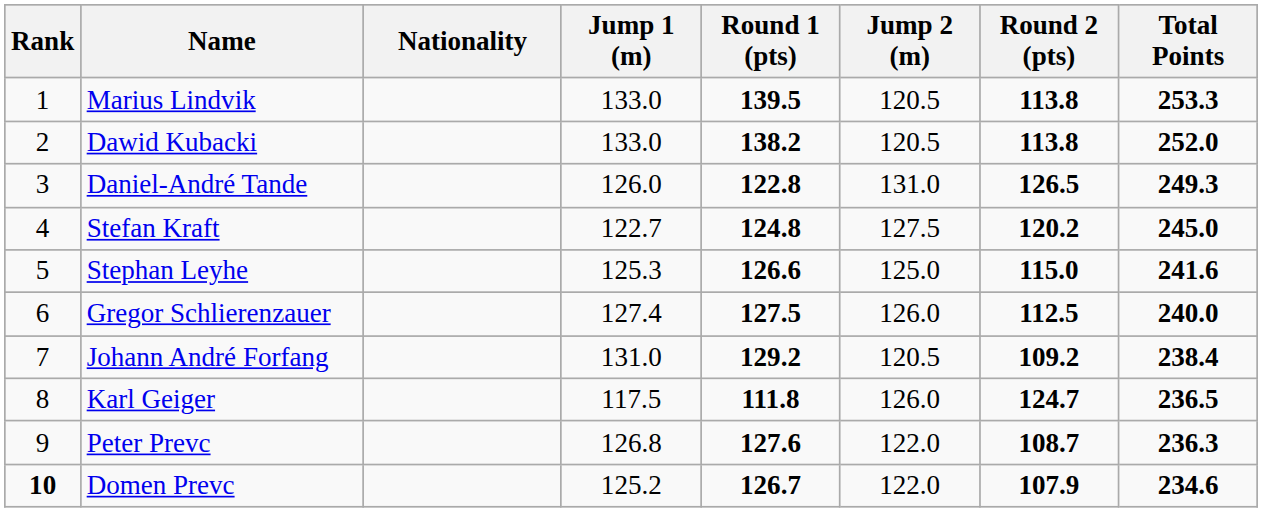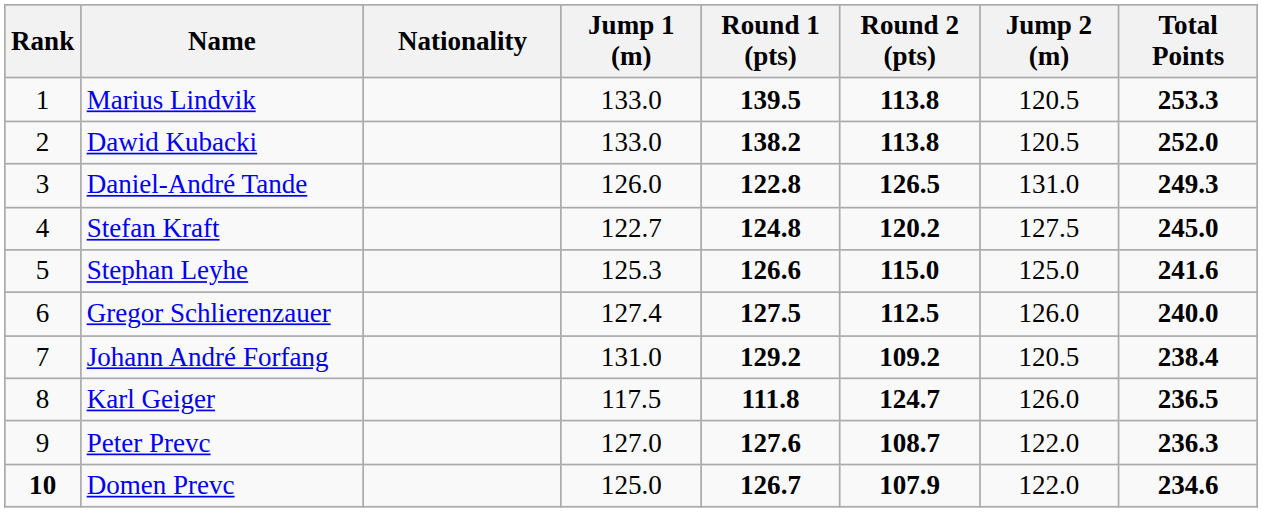columns swapped: (910, 41) <-> (1049, 41)
(631, 442) 126.8 -> (631, 442) 127.0
(631, 485) 125.2 -> (631, 485) 125.0
